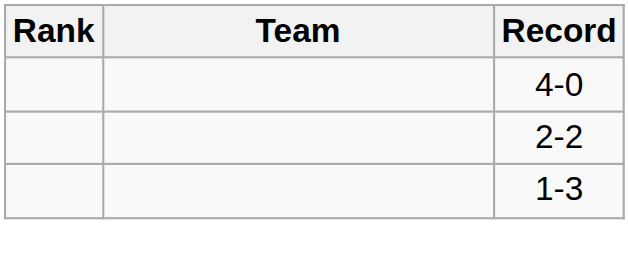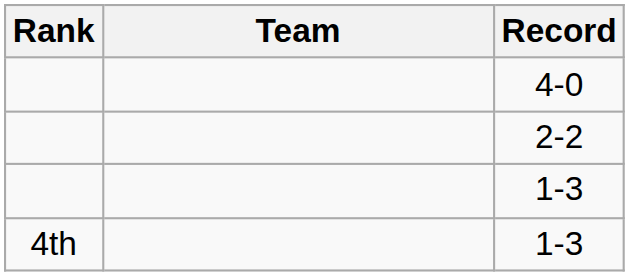+ row: (54, 243)
